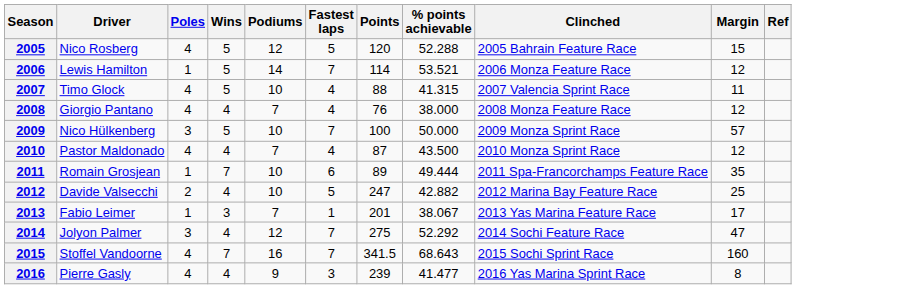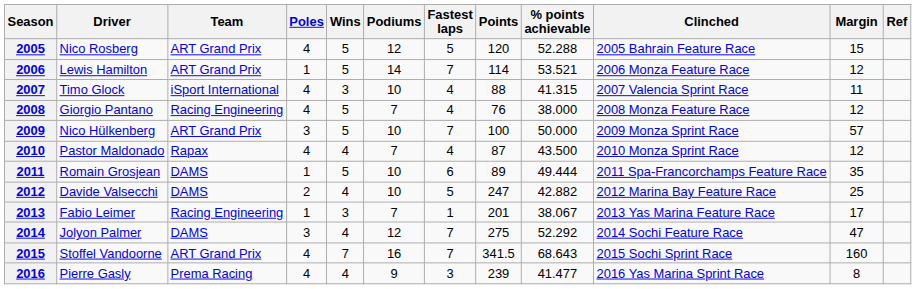+ column: (227, 21)
(226, 90) 5 -> (345, 90) 3
(226, 110) 4 -> (345, 110) 5
(226, 171) 7 -> (345, 171) 5
